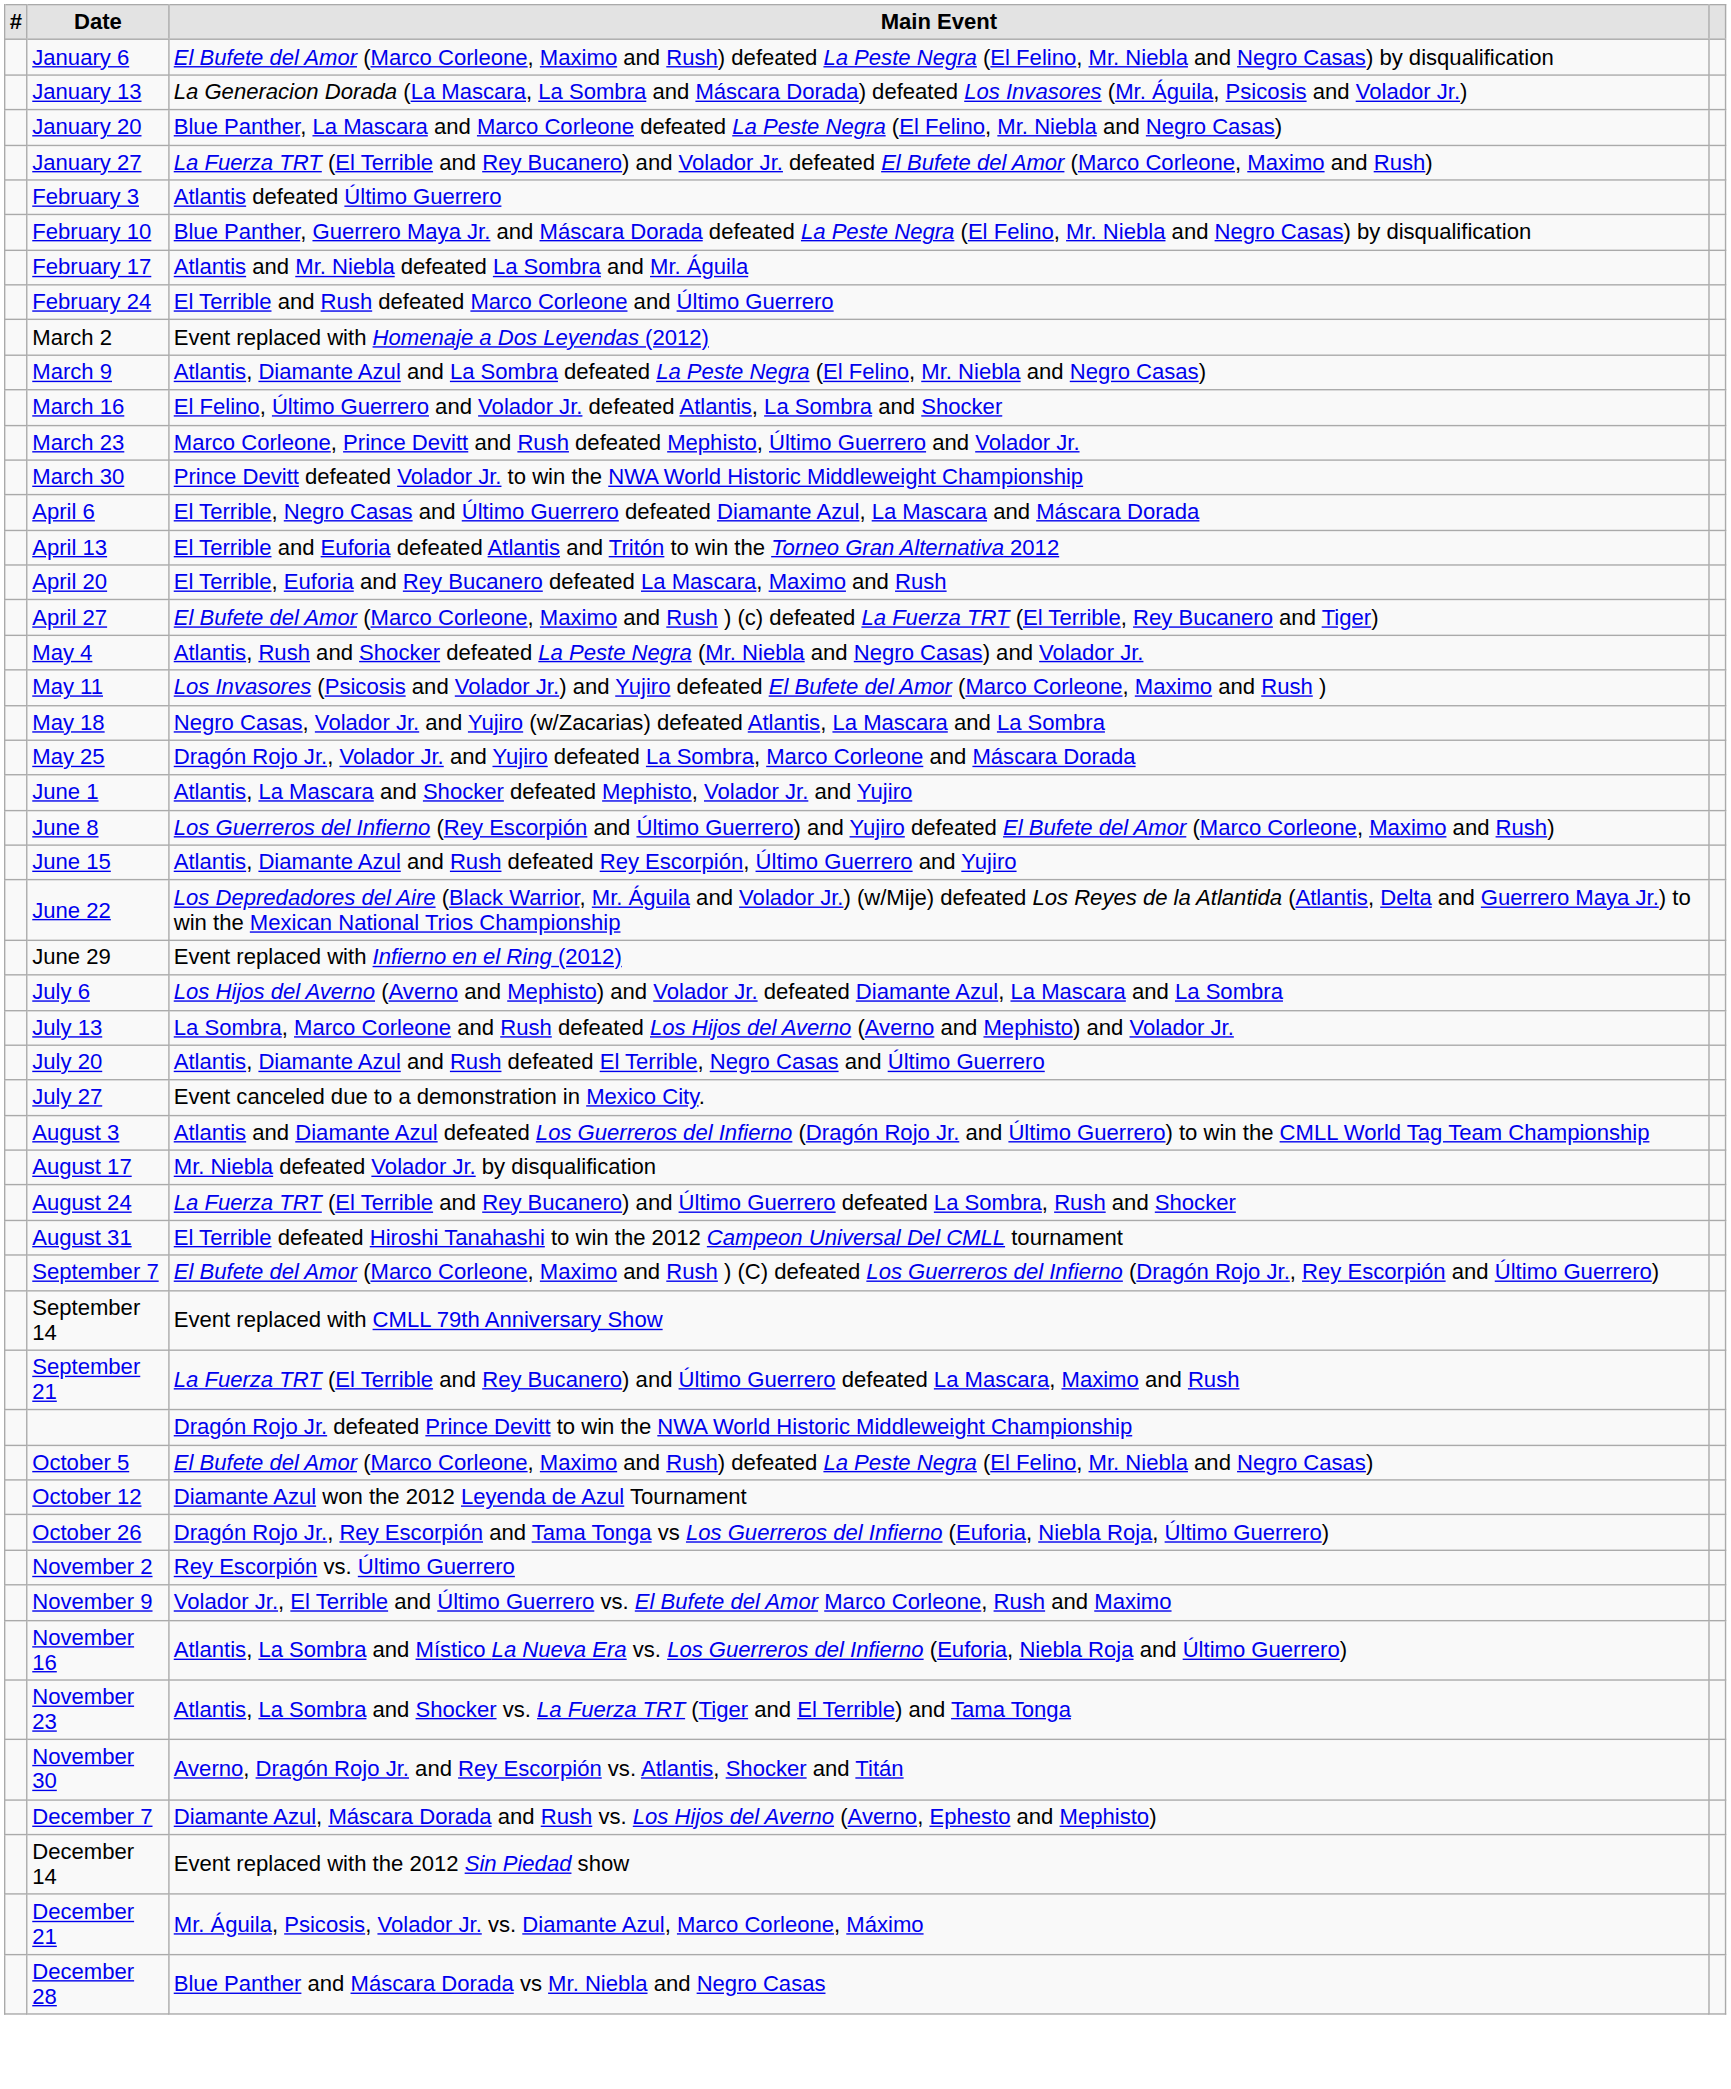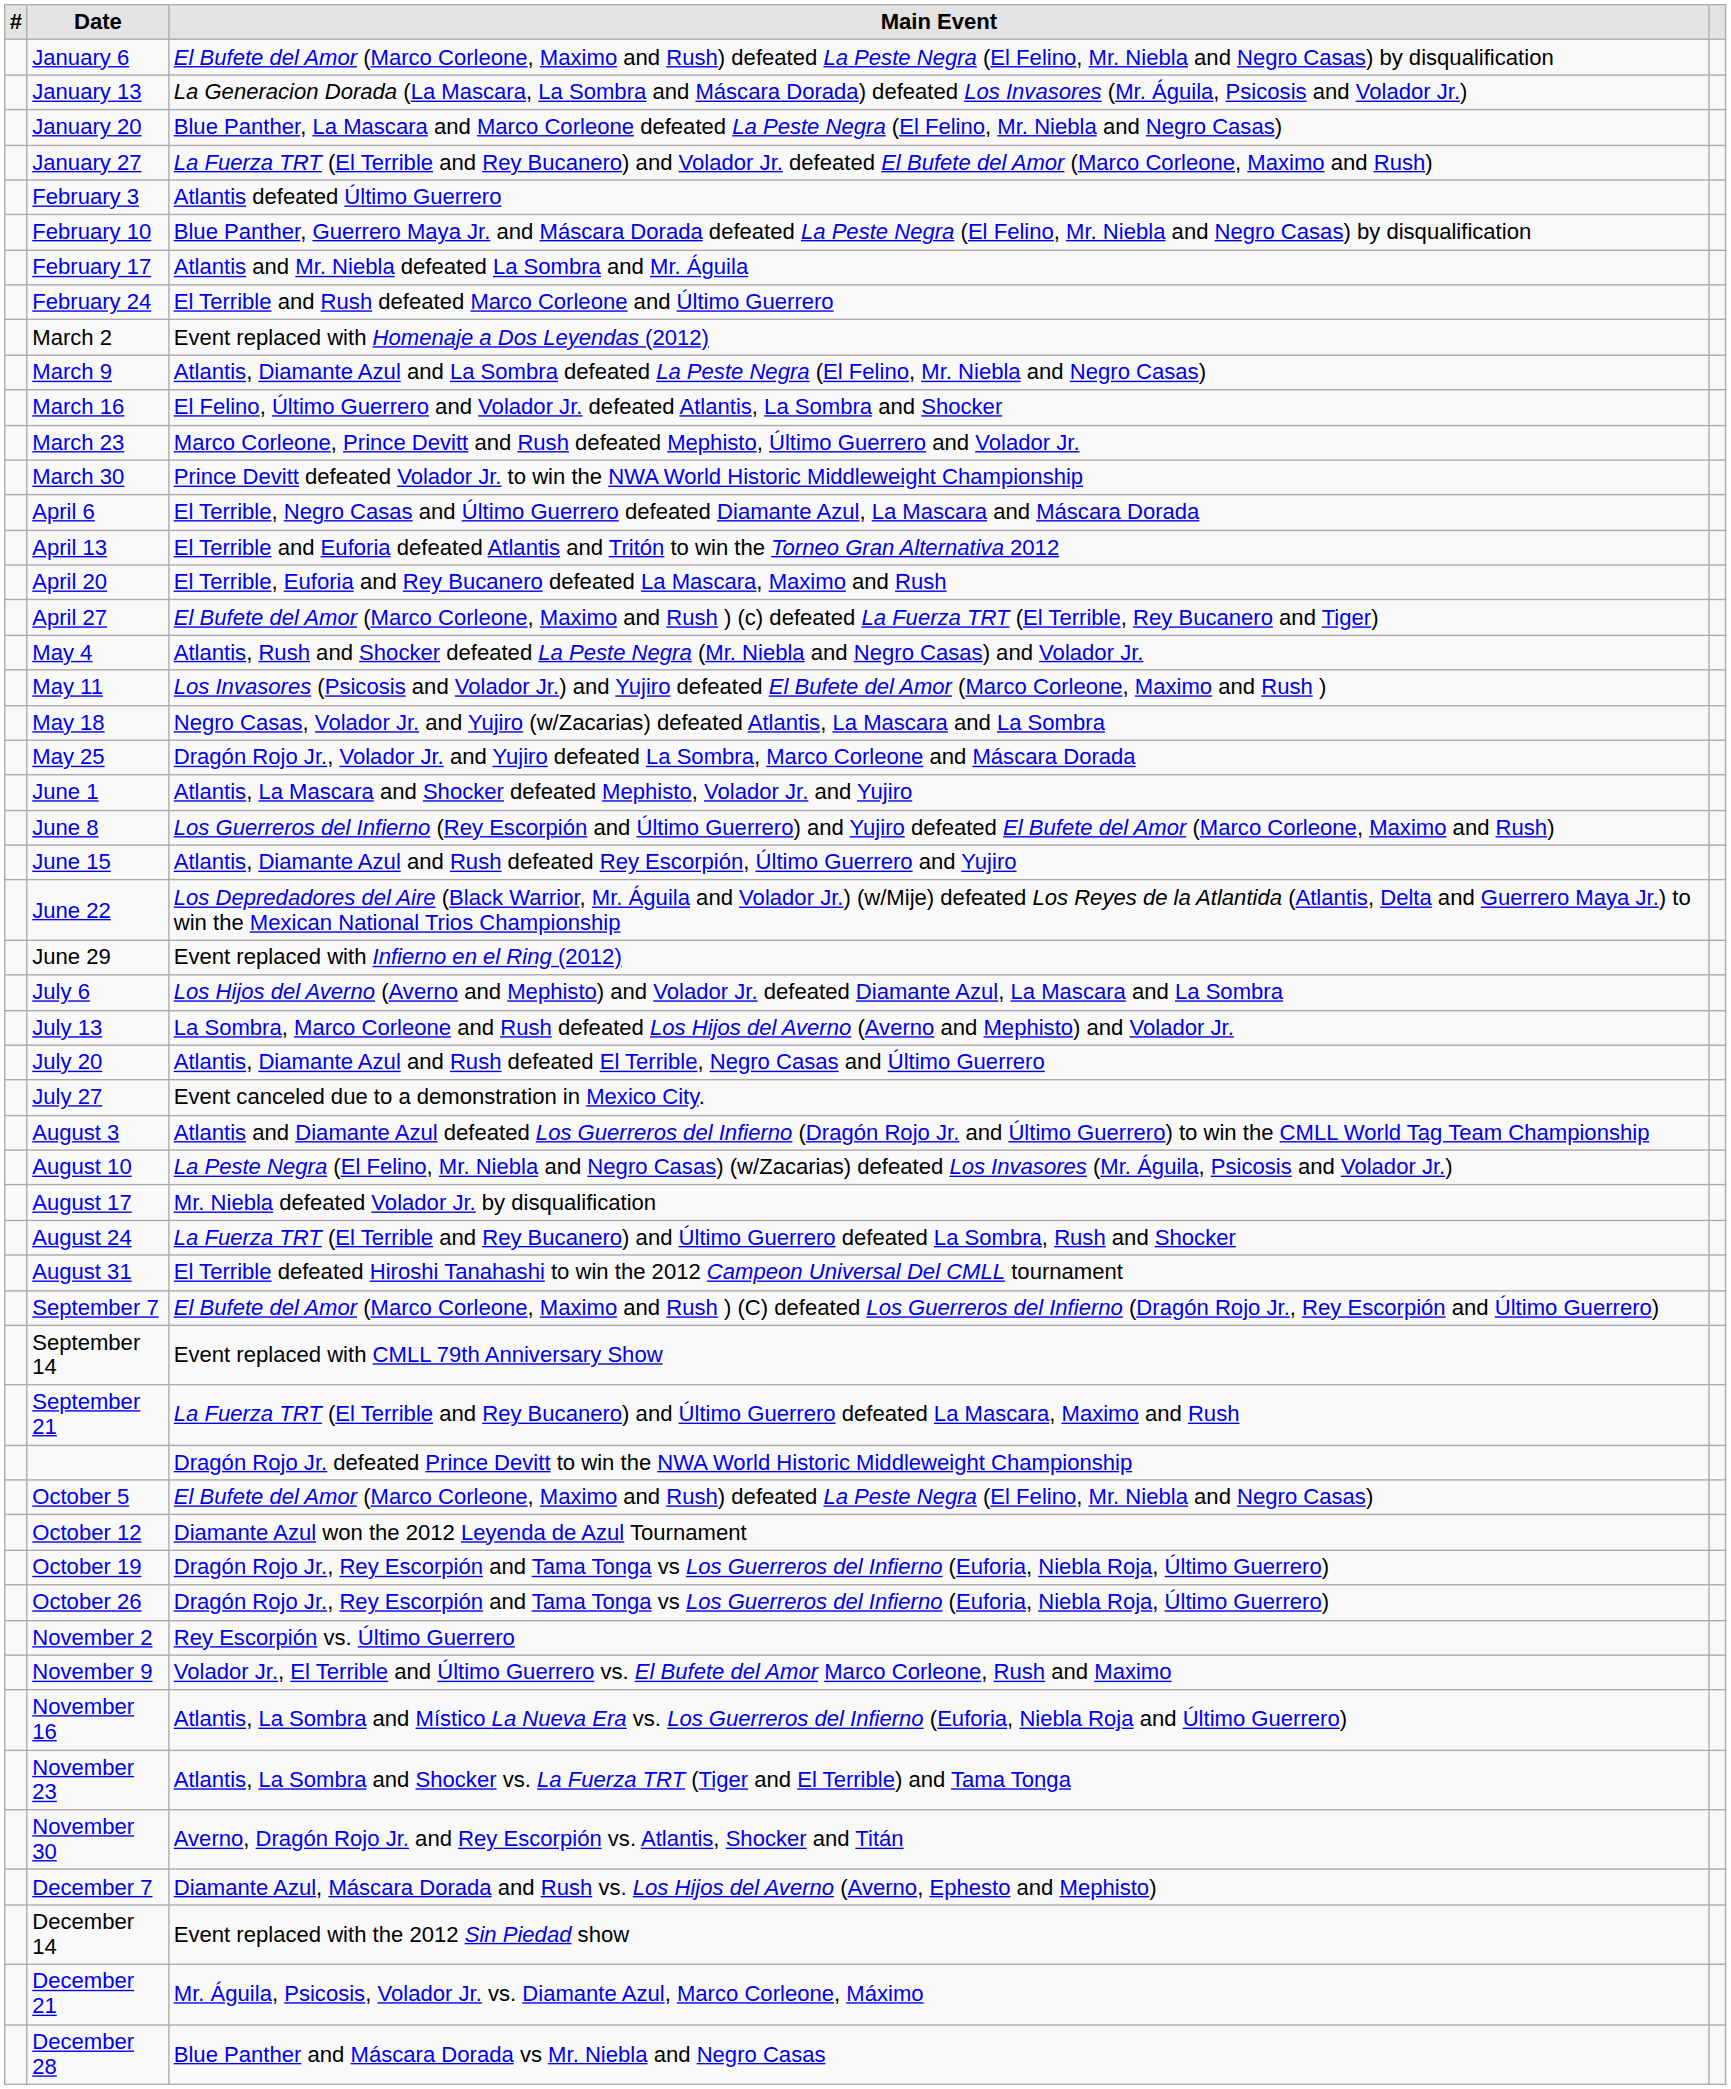+ row: (82, 1167)
+ row: (87, 1567)
